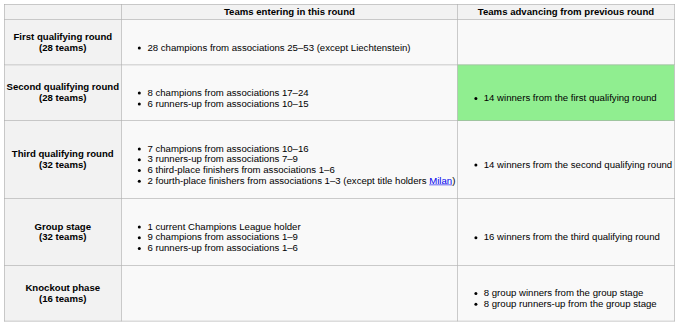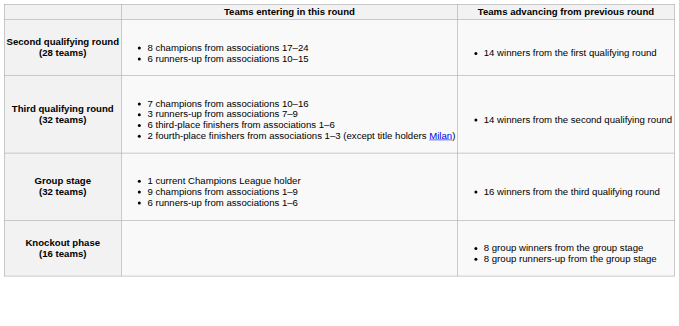- row: (63, 42)
(566, 98) lightgreen background -> (566, 53) no background
